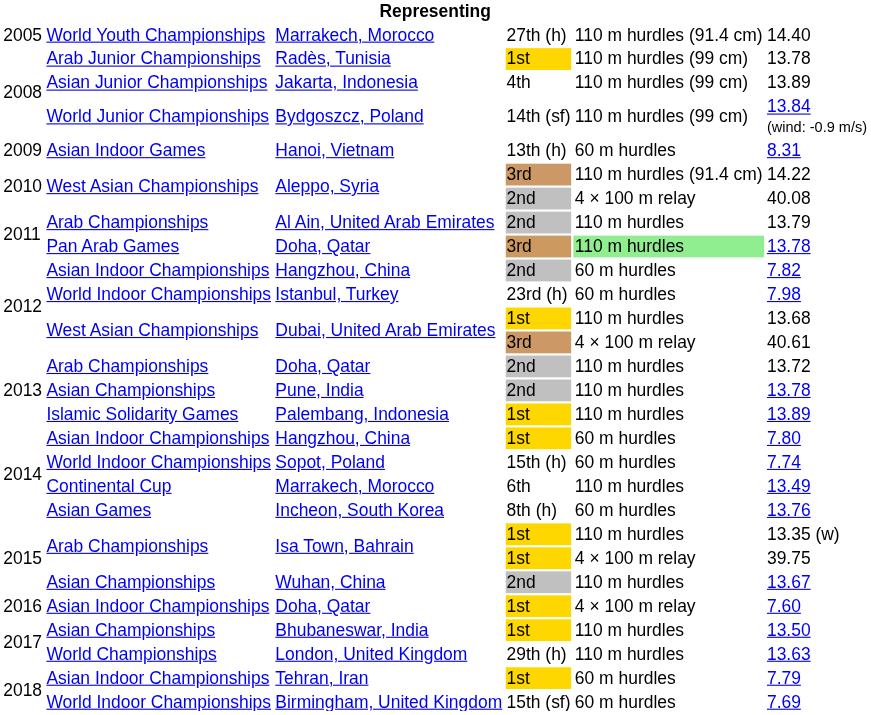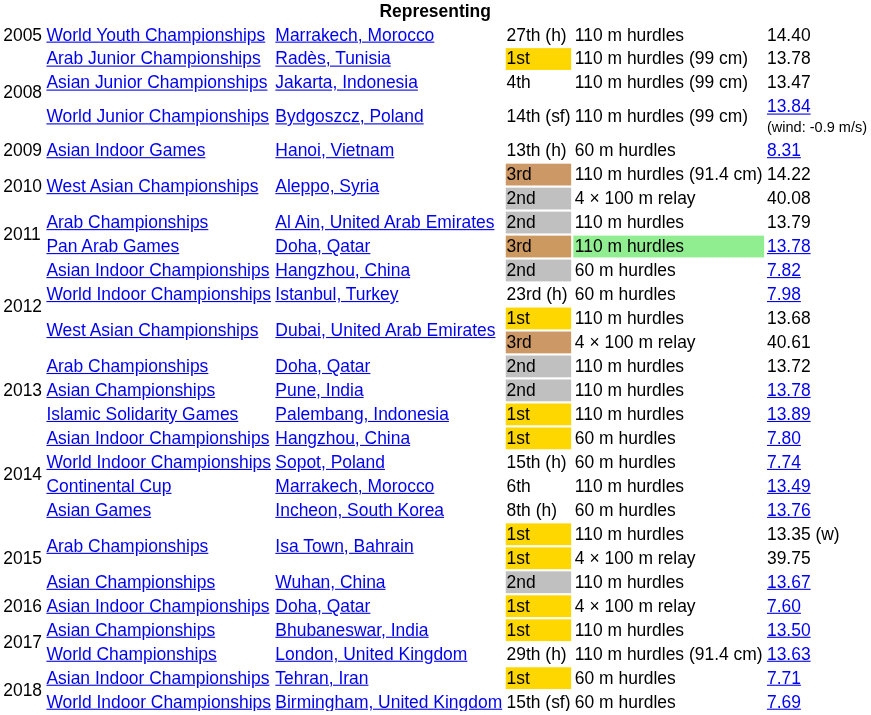(669, 35) 110 m hurdles (91.4 cm) -> (629, 35) 110 m hurdles
(789, 82) 13.89 -> (789, 82) 13.47
(629, 654) 110 m hurdles -> (669, 654) 110 m hurdles (91.4 cm)
(784, 678) 7.79 -> (784, 678) 7.71
